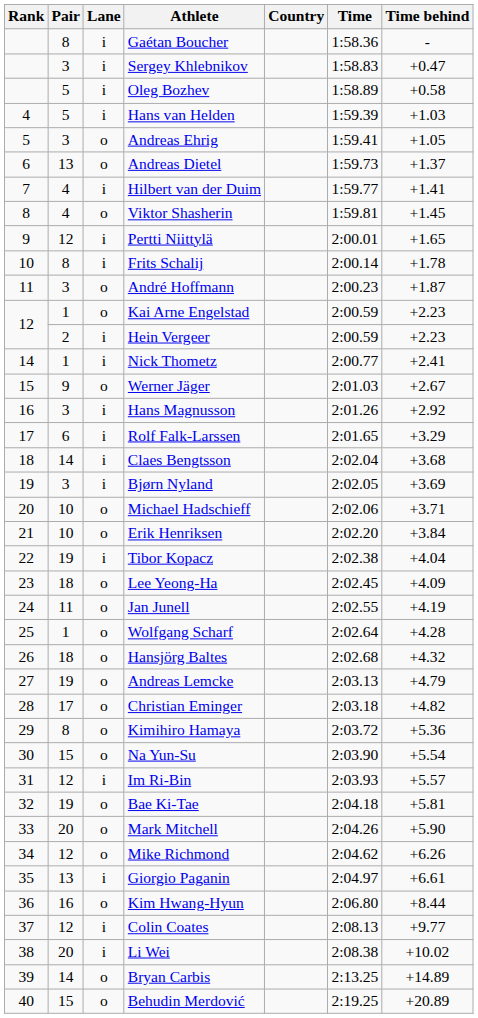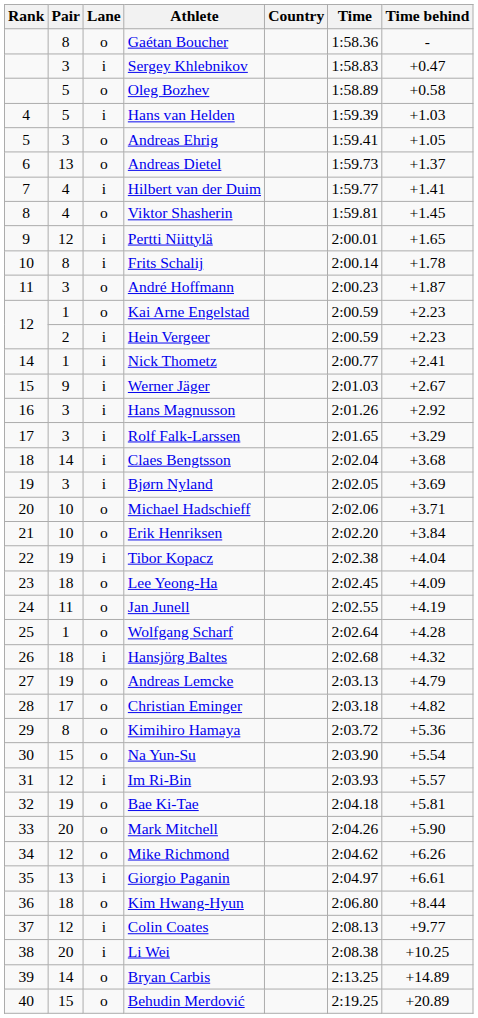(104, 41) i -> (104, 41) o
(104, 90) i -> (104, 90) o
(104, 386) o -> (104, 386) i
(66, 435) 6 -> (66, 435) 3
(104, 656) o -> (104, 656) i
(66, 902) 16 -> (66, 902) 18
(427, 952) +10.02 -> (427, 952) +10.25
